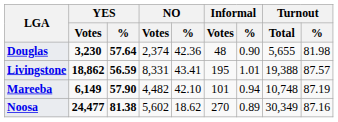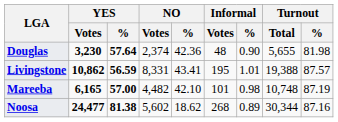(88, 70) 18,862 -> (88, 70) 10,862
(88, 88) 6,149 -> (88, 88) 6,165
(123, 88) 57.90 -> (123, 88) 57.00
(250, 88) 0.94 -> (250, 88) 0.98
(220, 107) 270 -> (220, 107) 268
(282, 107) 30,349 -> (282, 107) 30,344
